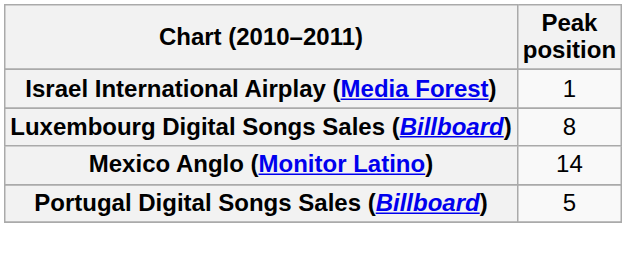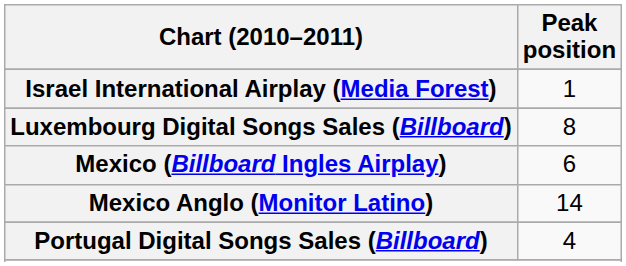+ row: (261, 164)
(569, 202) 5 -> (569, 240) 4
